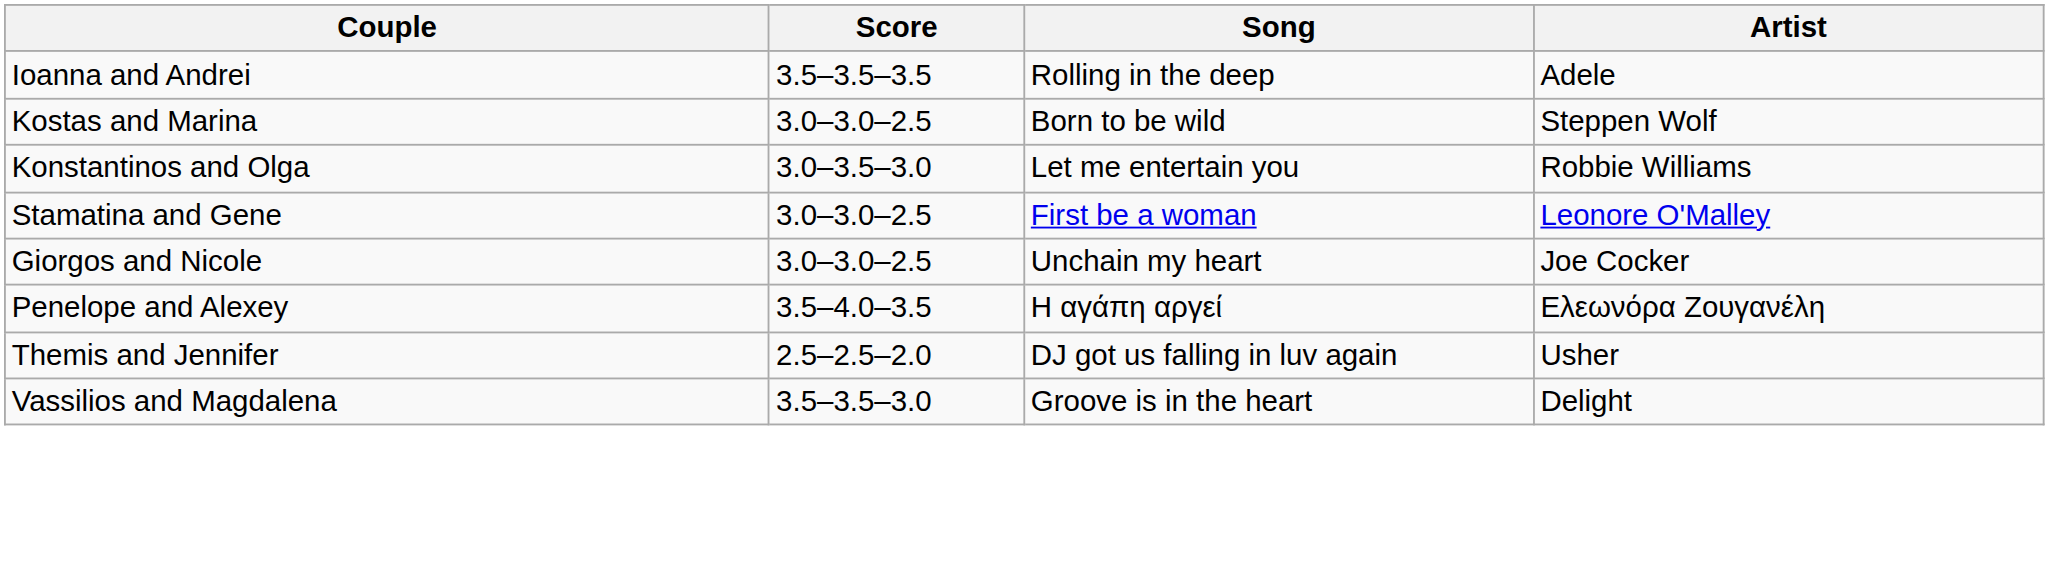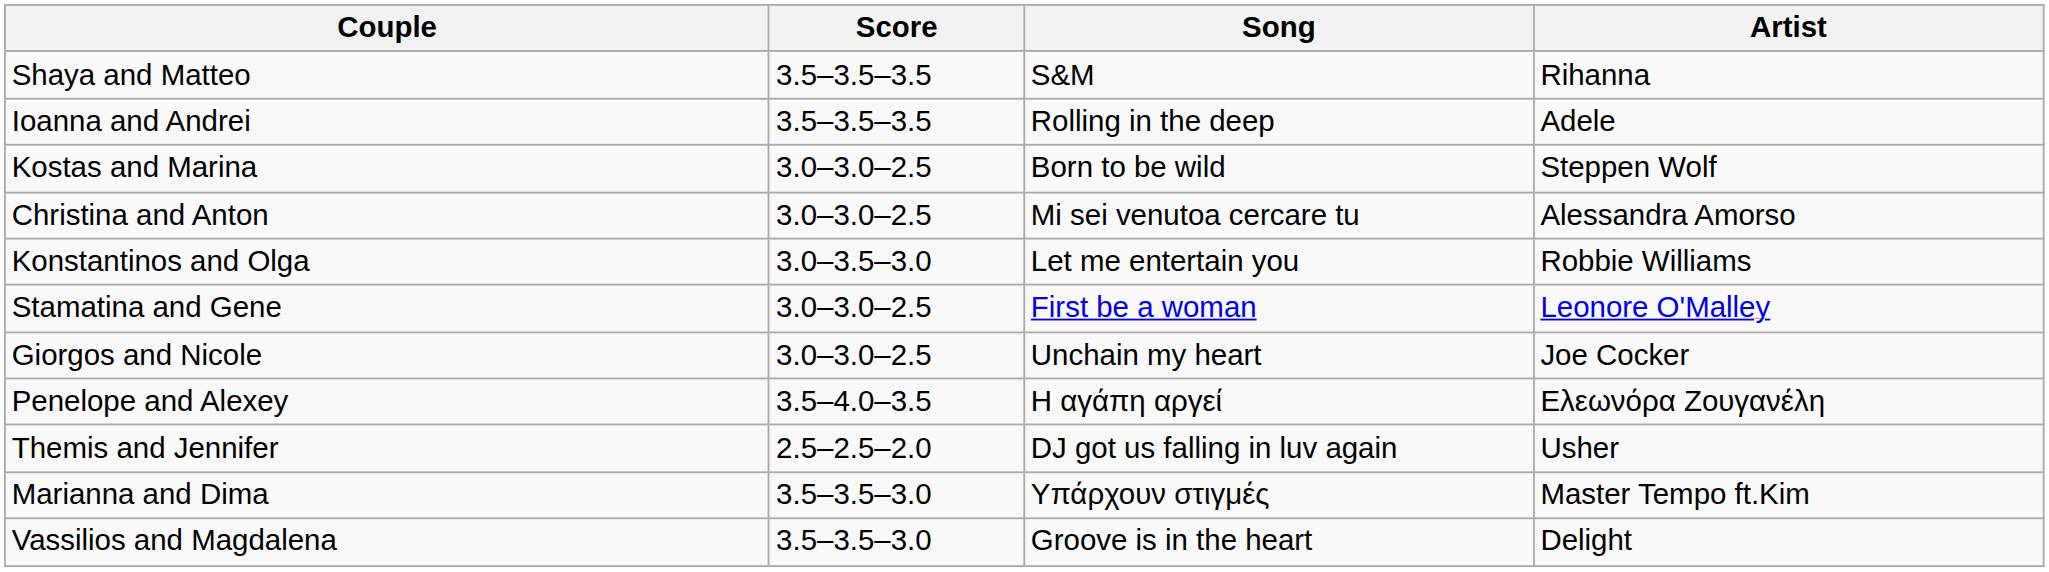+ row: (131, 74)
+ row: (140, 214)
+ row: (140, 494)
